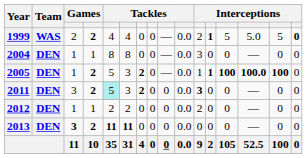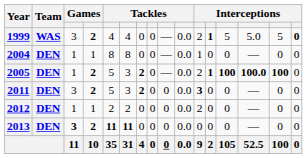(74, 36) 2 -> (74, 36) 3
(199, 54) 3 -> (199, 54) 1
(199, 72) 1 -> (199, 72) 2
(111, 90) paleturquoise background -> (111, 90) no background
